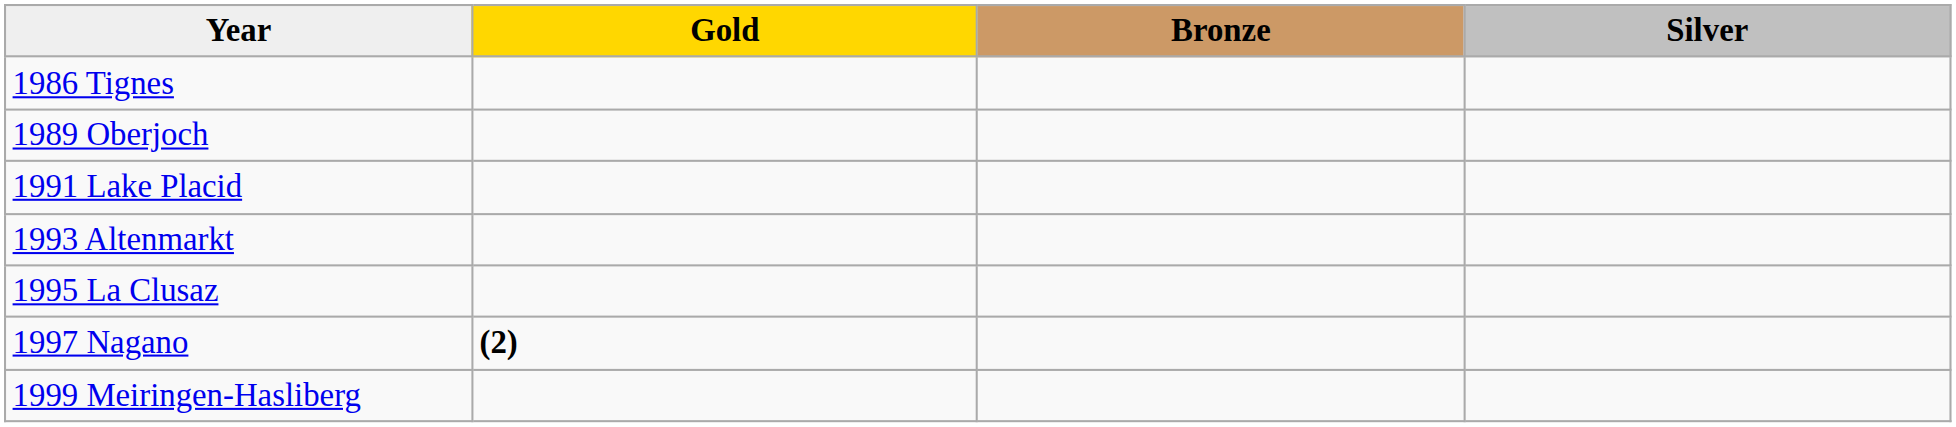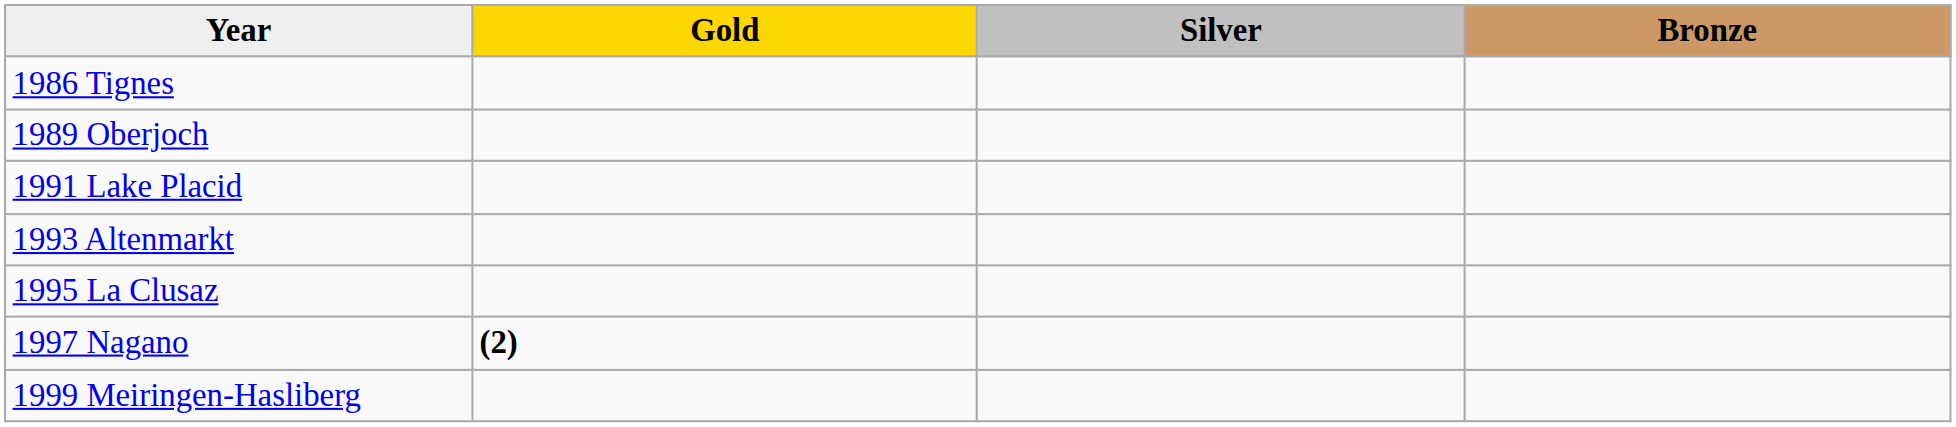columns swapped: (1707, 30) <-> (1221, 30)
